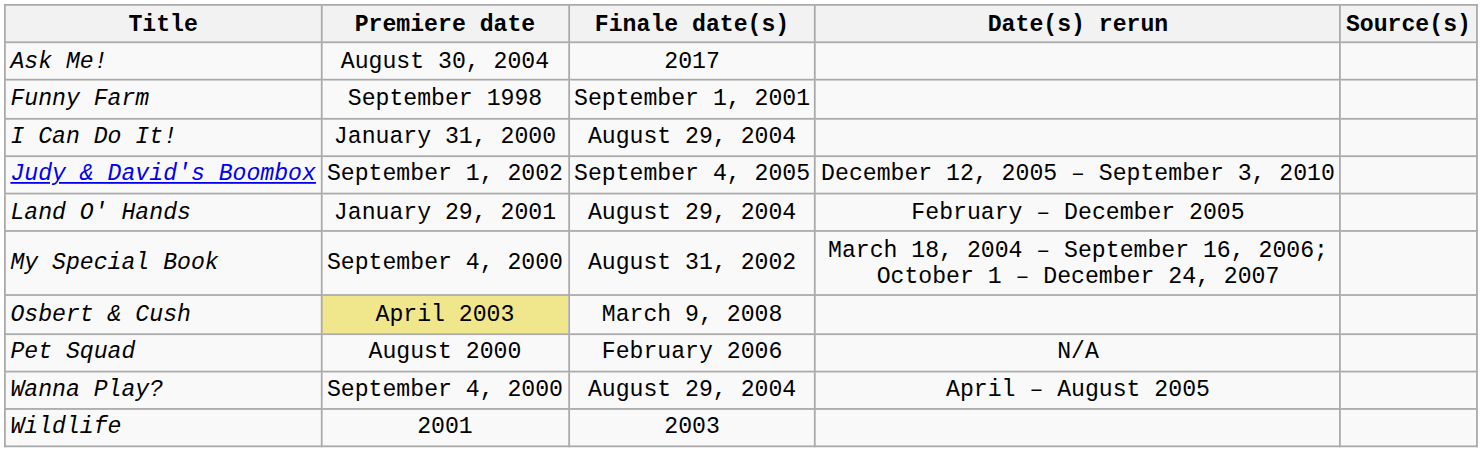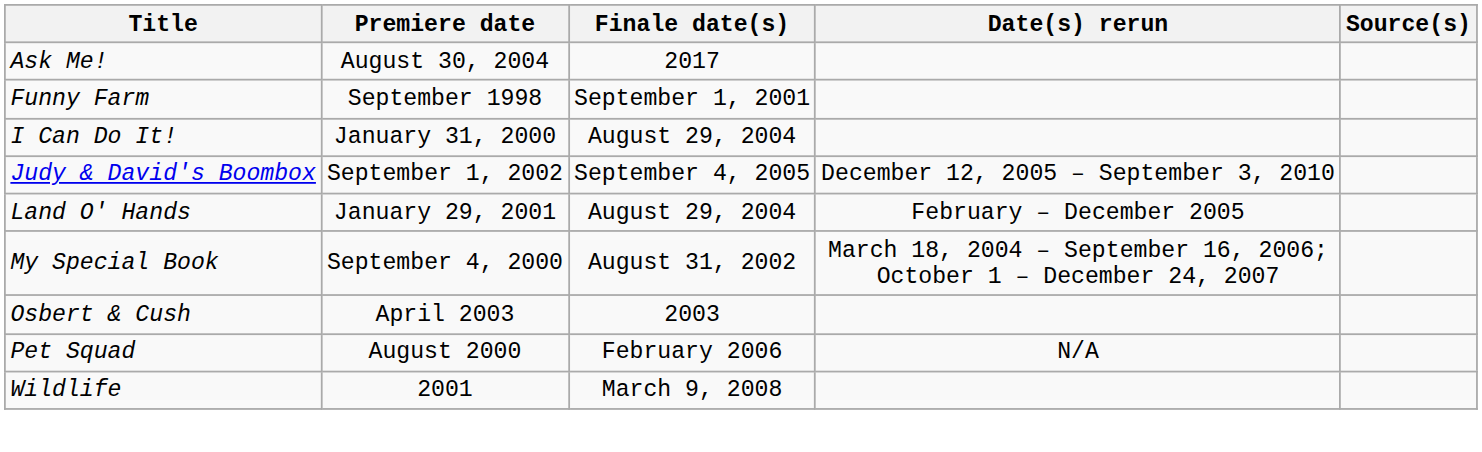(445, 314) khaki background -> (445, 314) no background
(692, 314) March 9, 2008 -> (692, 314) 2003
- row: (87, 390)
(692, 428) 2003 -> (692, 390) March 9, 2008
